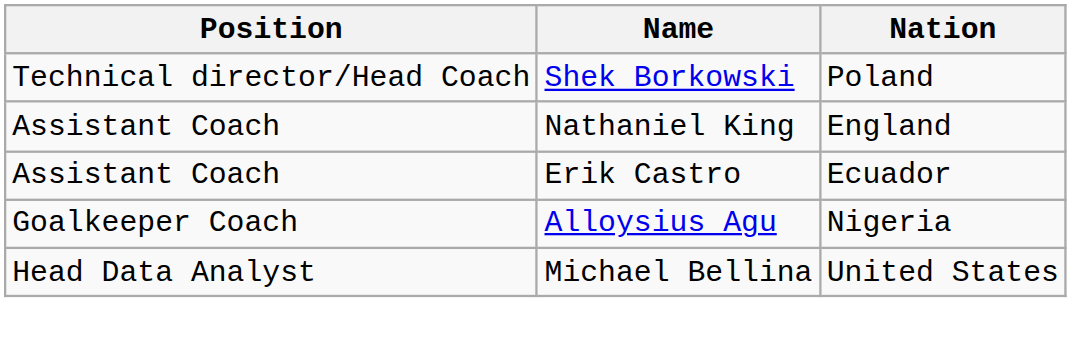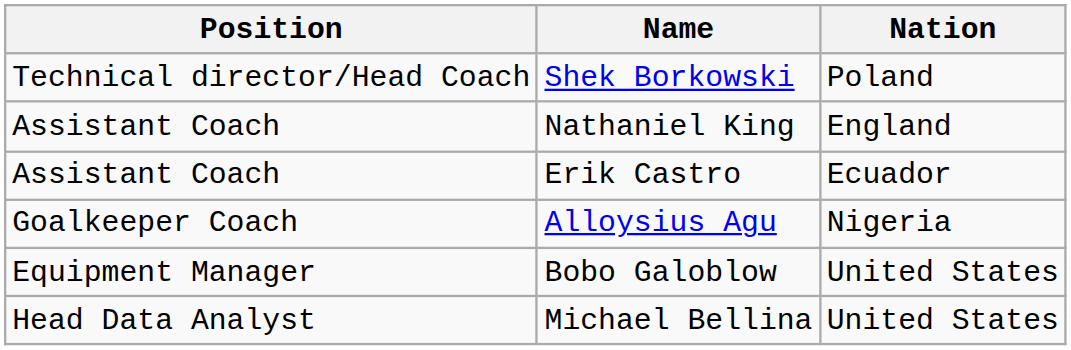+ row: (661, 272)
